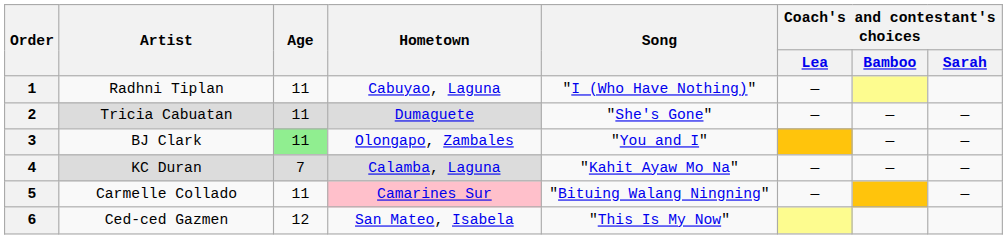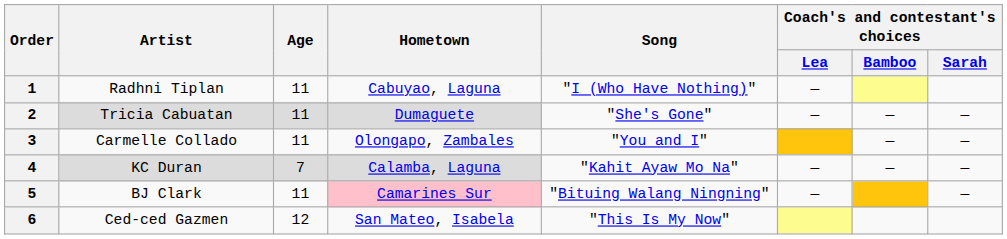(166, 142) BJ Clark -> (166, 142) Carmelle Collado
(300, 142) lightgreen background -> (300, 142) no background
(166, 194) Carmelle Collado -> (166, 194) BJ Clark
